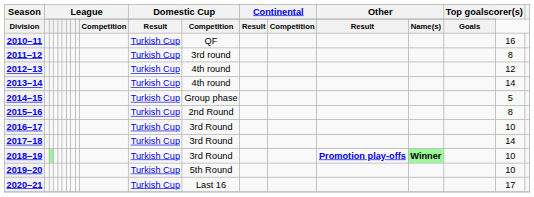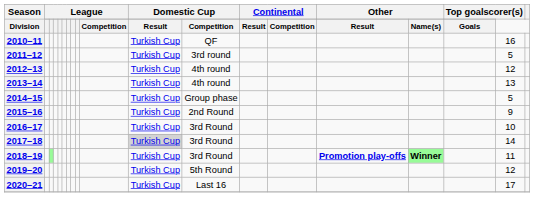(510, 55) 8 -> (510, 55) 5
(510, 83) 14 -> (510, 83) 13
(510, 112) 8 -> (510, 112) 9
(155, 141) no background -> (155, 141) lightgrey background
(510, 155) 10 -> (510, 155) 11
(510, 170) 10 -> (510, 170) 12
